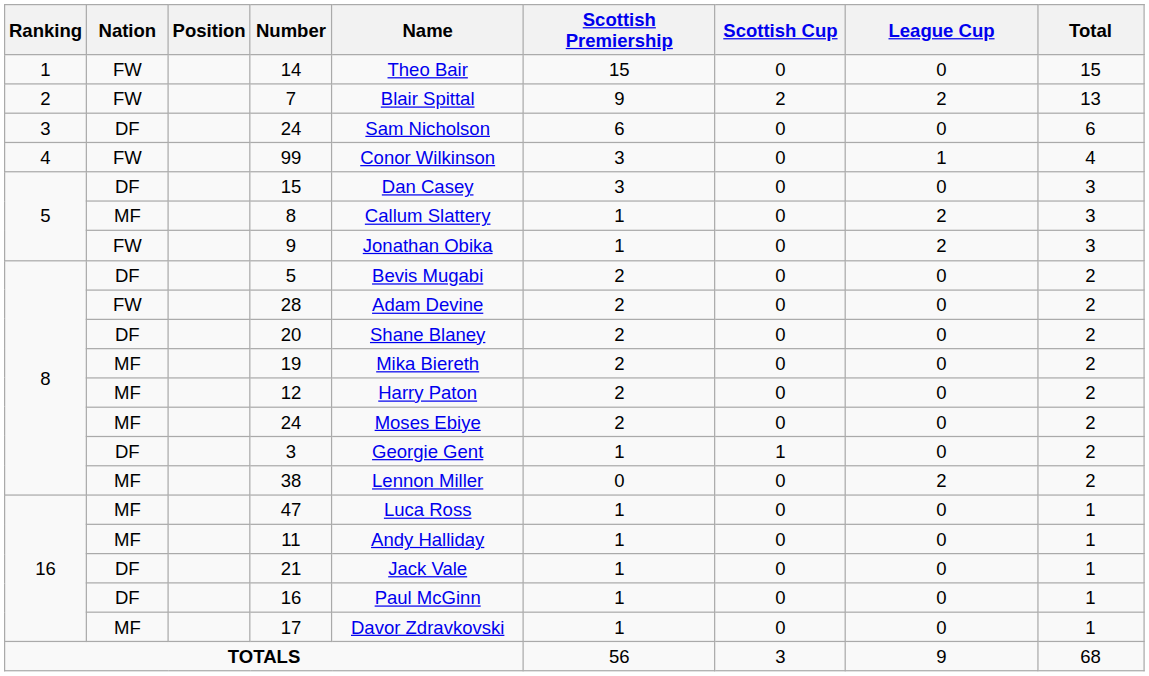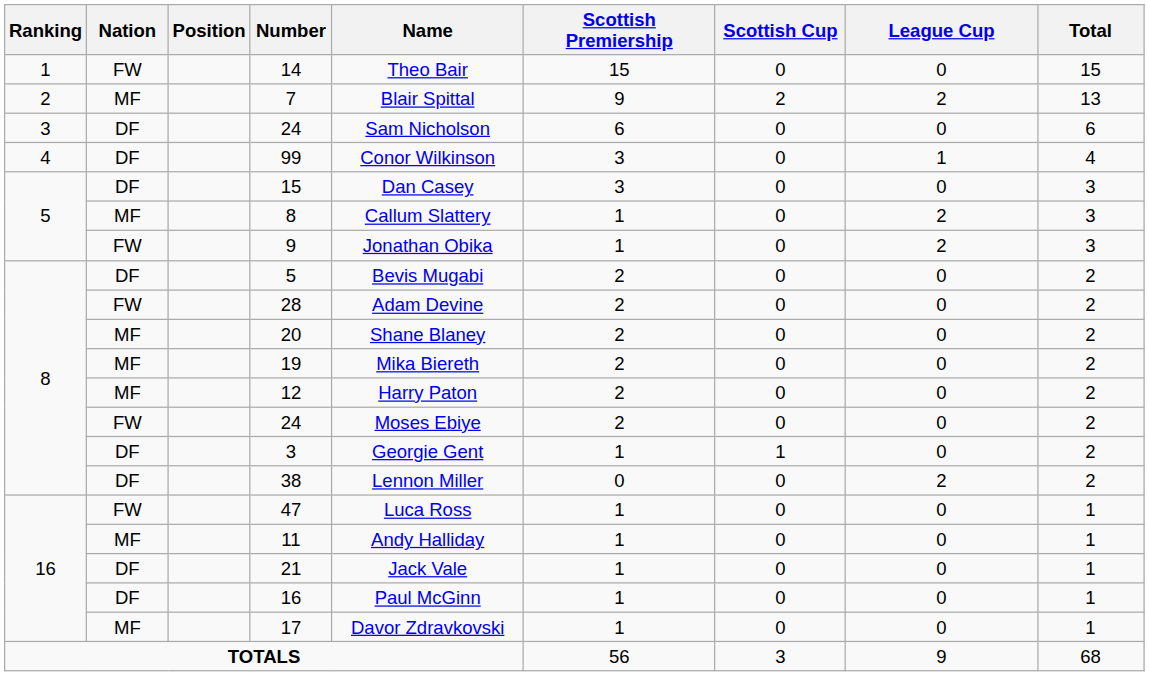(127, 99) FW -> (127, 99) MF
(127, 158) FW -> (127, 158) DF
(127, 334) DF -> (127, 334) MF
(127, 422) MF -> (127, 422) FW
(127, 481) MF -> (127, 481) DF
(127, 510) MF -> (127, 510) FW
